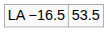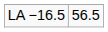(86, 15) 53.5 -> (86, 15) 56.5
